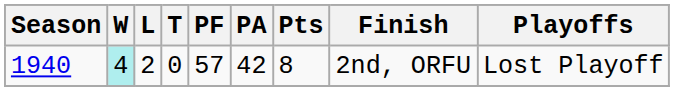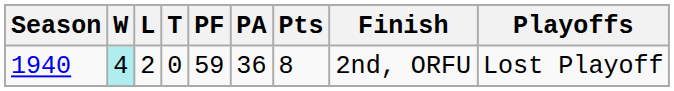(209, 66) 57 -> (209, 66) 59
(251, 66) 42 -> (251, 66) 36
